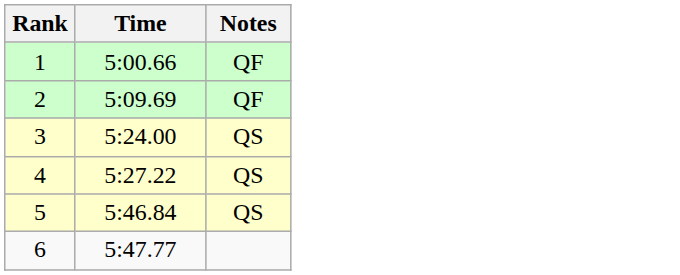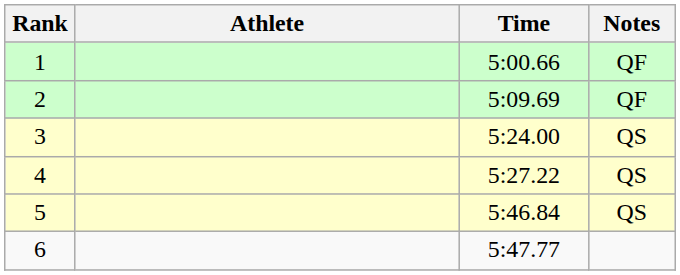+ column: (267, 23)
